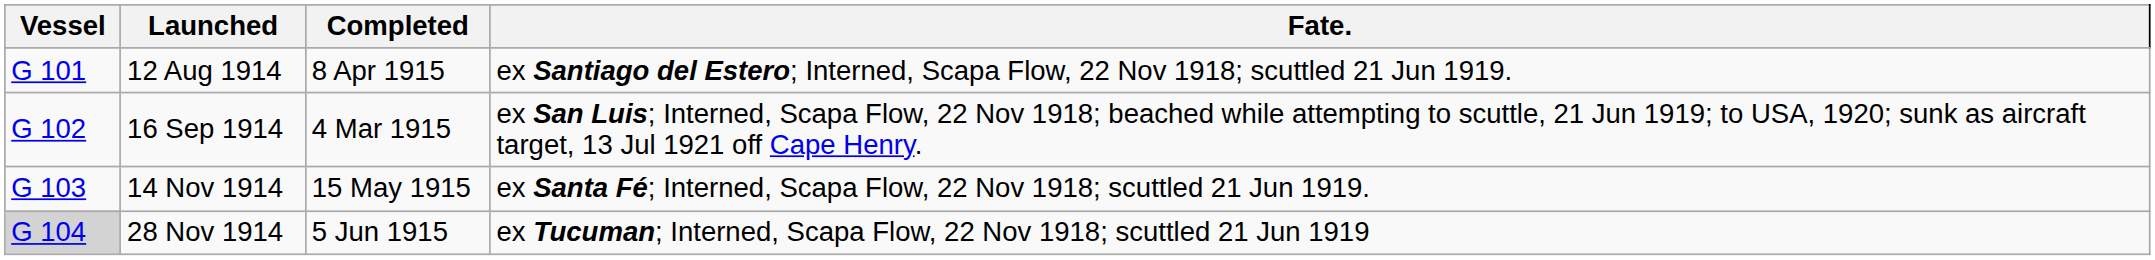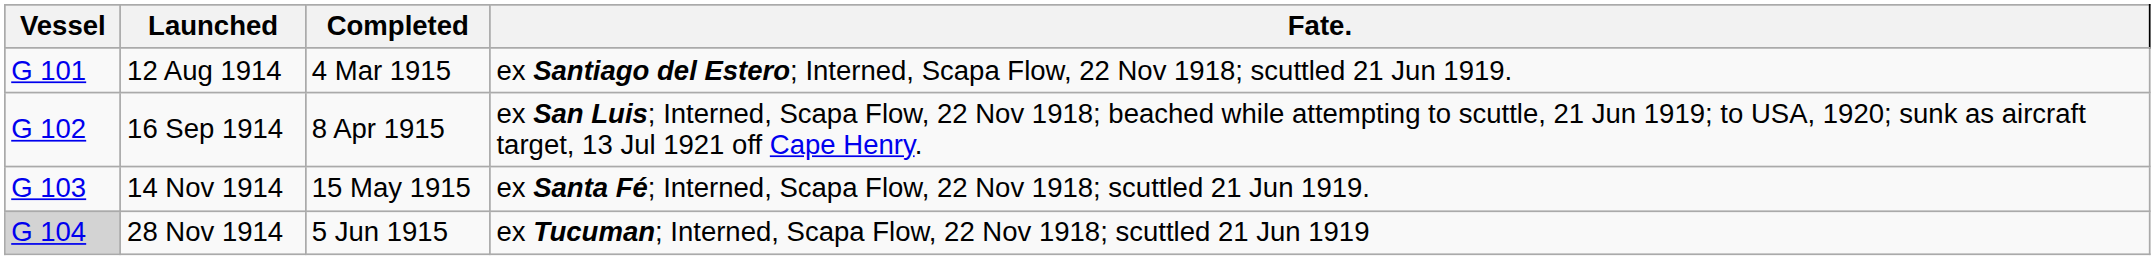(378, 69) 8 Apr 1915 -> (381, 69) 4 Mar 1915
(381, 129) 4 Mar 1915 -> (378, 129) 8 Apr 1915
